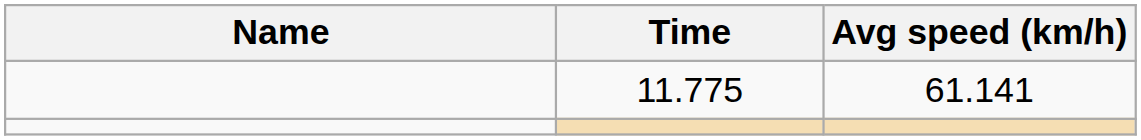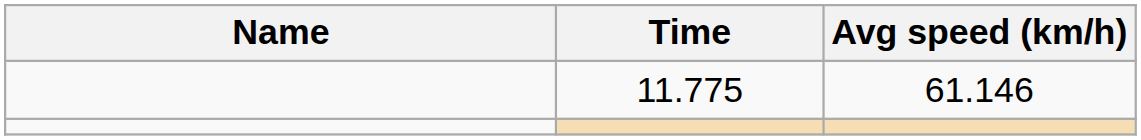(979, 89) 61.141 -> (979, 89) 61.146
